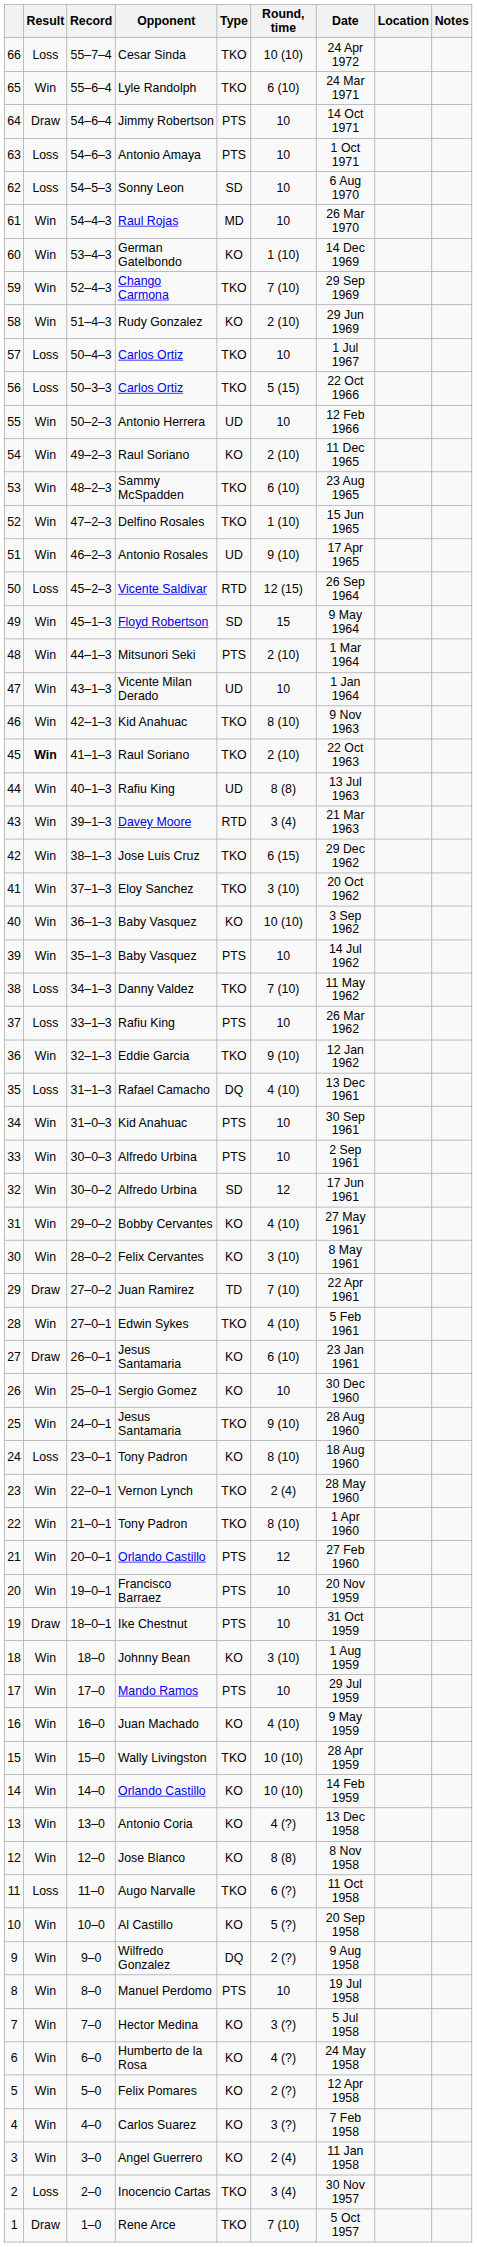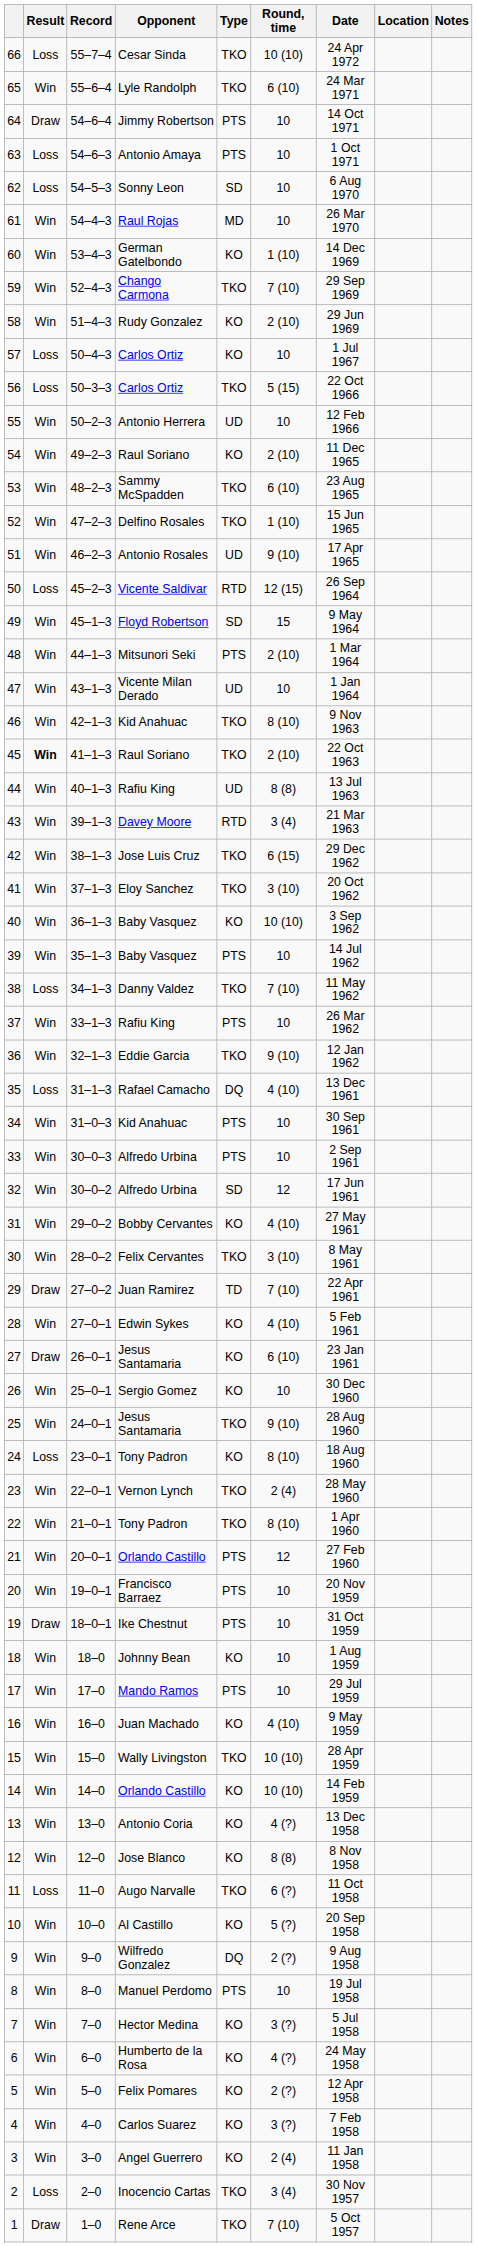(234, 355) TKO -> (234, 355) KO
(45, 1023) Loss -> (45, 1023) Win
(234, 1256) KO -> (234, 1256) TKO
(234, 1323) TKO -> (234, 1323) KO
(283, 1657) 3 (10) -> (283, 1657) 10
